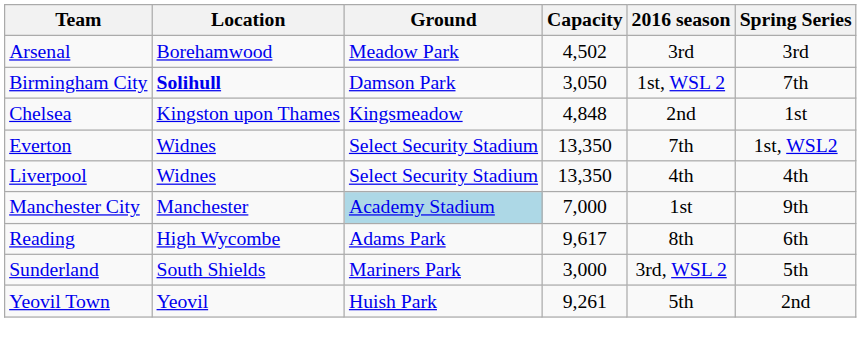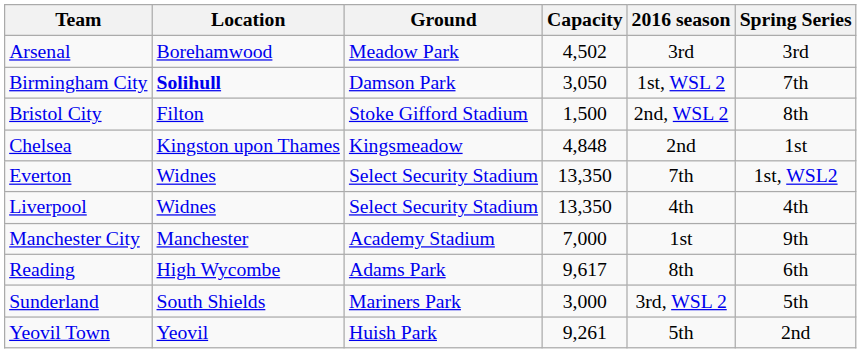+ row: (55, 113)
(422, 207) lightblue background -> (422, 238) no background
